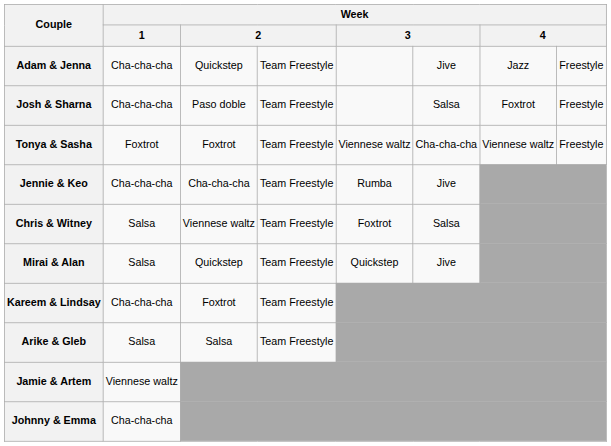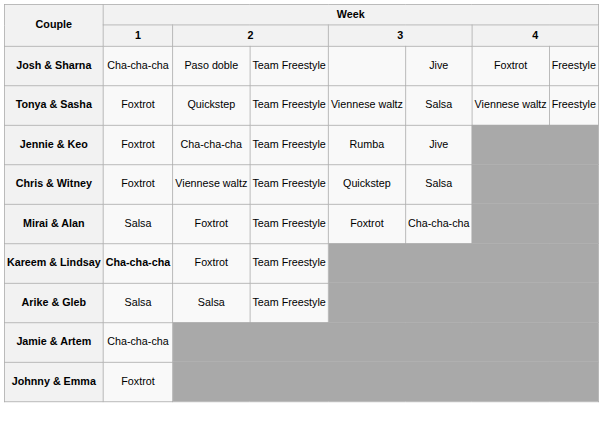- row: (54, 65)
(446, 105) Salsa -> (439, 65) Jive
(219, 144) Foxtrot -> (211, 105) Quickstep
(446, 144) Cha-cha-cha -> (439, 105) Salsa
(142, 184) Cha-cha-cha -> (138, 144) Foxtrot
(142, 223) Salsa -> (138, 184) Foxtrot
(374, 223) Foxtrot -> (367, 184) Quickstep
(219, 263) Quickstep -> (211, 223) Foxtrot
(374, 263) Quickstep -> (367, 223) Foxtrot
(446, 263) Jive -> (439, 223) Cha-cha-cha
(142, 302) normal -> (138, 263) bold
(142, 381) Viennese waltz -> (138, 342) Cha-cha-cha
(142, 421) Cha-cha-cha -> (138, 381) Foxtrot
